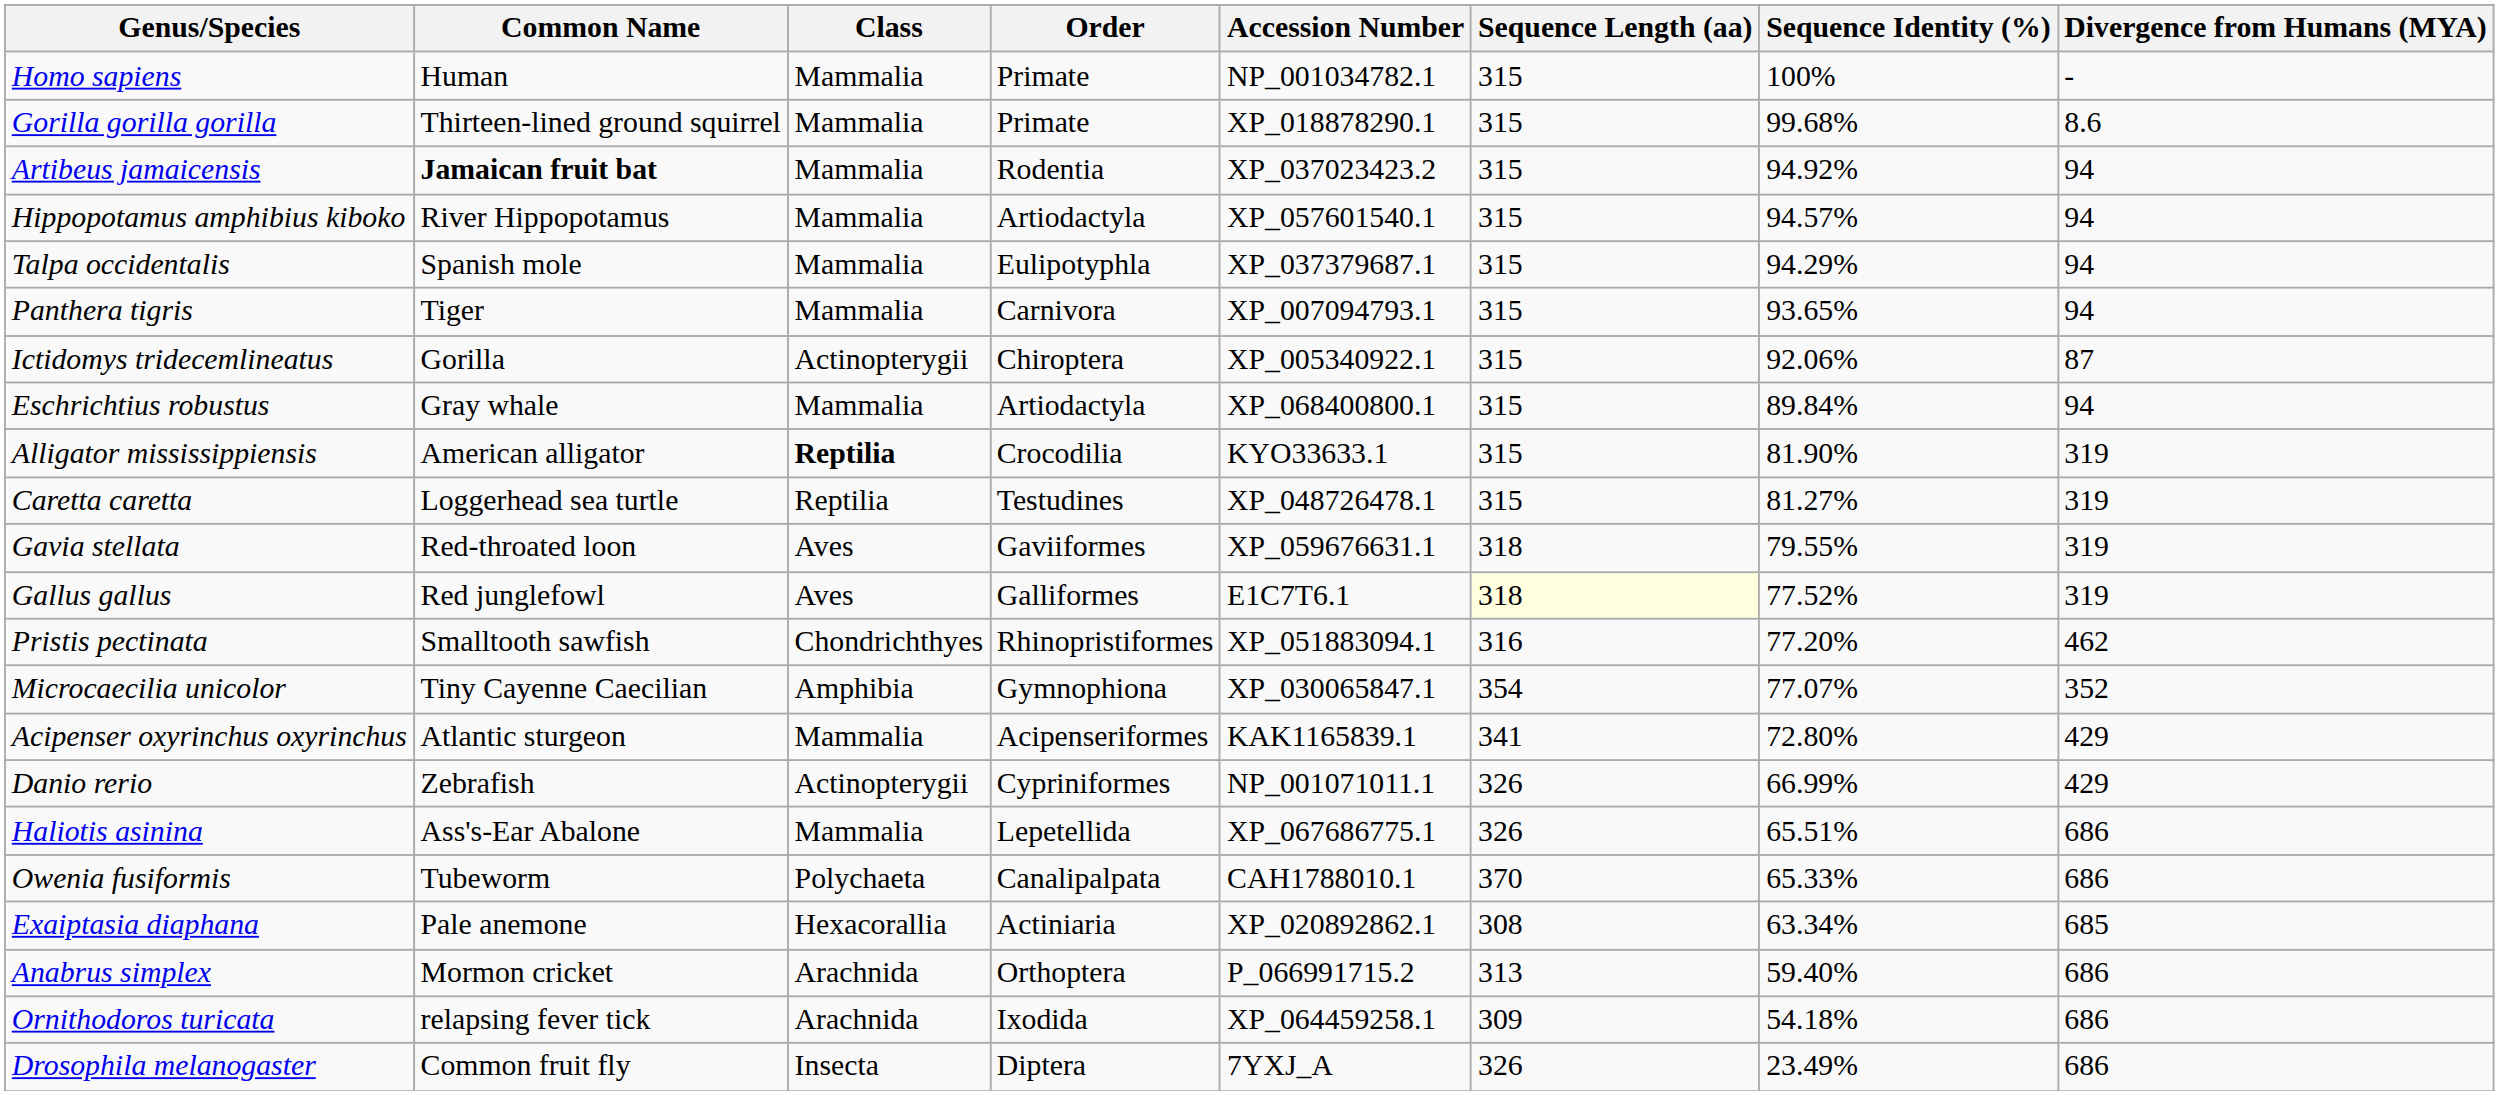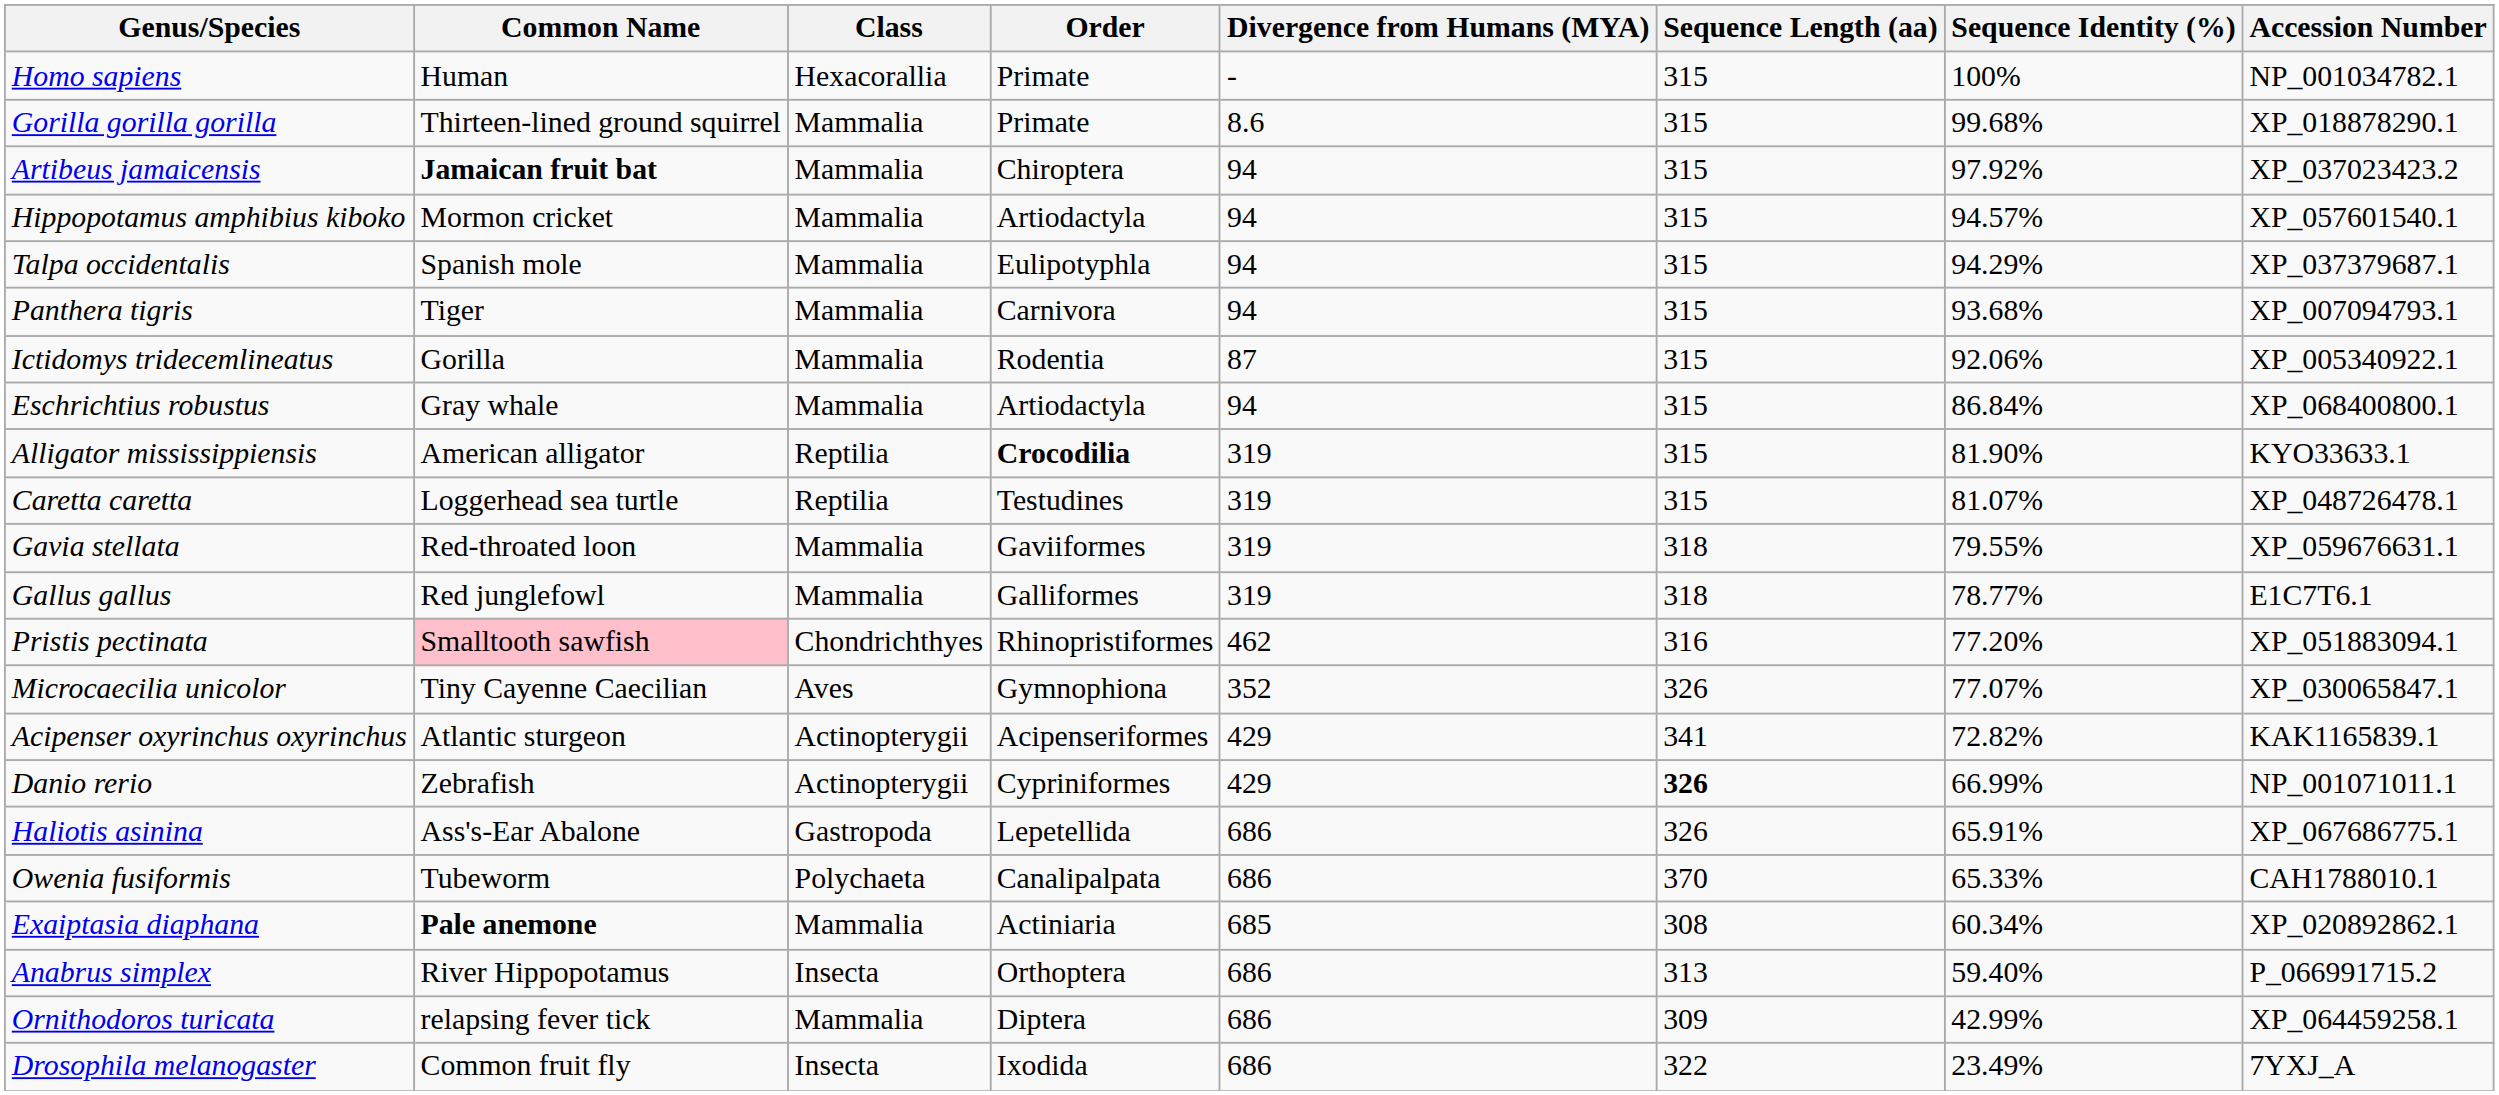columns swapped: (1346, 28) <-> (2275, 28)
(859, 75) Mammalia -> (871, 75) Hexacorallia
(1050, 169) Rodentia -> (1060, 169) Chiroptera
(1812, 169) 94.92% -> (1997, 169) 97.92%
(545, 216) River Hippopotamus -> (517, 216) Mormon cricket
(1812, 311) 93.65% -> (1997, 311) 93.68%
(881, 358) Actinopterygii -> (859, 358) Mammalia
(1060, 358) Chiroptera -> (1050, 358) Rodentia
(1812, 405) 89.84% -> (1997, 405) 86.84%
(845, 452) bold -> (842, 452) normal
(1060, 452) normal -> (1063, 452) bold
(1812, 500) 81.27% -> (1997, 500) 81.07%
(824, 547) Aves -> (859, 547) Mammalia
(824, 594) Aves -> (859, 594) Mammalia
(1500, 594) lightyellow background -> (1685, 594) no background
(1812, 594) 77.52% -> (1997, 594) 78.77%
(535, 641) no background -> (535, 641) pink background
(854, 688) Amphibia -> (824, 688) Aves
(1500, 688) 354 -> (1685, 688) 326
(859, 736) Mammalia -> (881, 736) Actinopterygii
(1812, 736) 72.80% -> (1997, 736) 72.82%
(1500, 783) normal -> (1685, 783) bold
(859, 830) Mammalia -> (863, 830) Gastropoda
(1812, 830) 65.51% -> (1997, 830) 65.91%
(504, 924) normal -> (509, 924) bold
(871, 924) Hexacorallia -> (859, 924) Mammalia
(1812, 924) 63.34% -> (1997, 924) 60.34%
(517, 972) Mormon cricket -> (545, 972) River Hippopotamus
(857, 972) Arachnida -> (837, 972) Insecta
(857, 1019) Arachnida -> (859, 1019) Mammalia
(1042, 1019) Ixodida -> (1041, 1019) Diptera
(1812, 1019) 54.18% -> (1997, 1019) 42.99%
(1041, 1066) Diptera -> (1042, 1066) Ixodida
(1500, 1066) 326 -> (1685, 1066) 322
